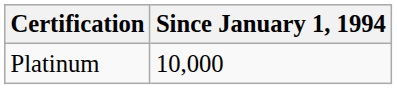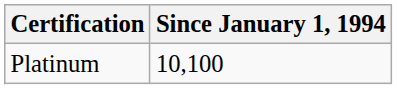(190, 63) 10,000 -> (190, 63) 10,100
